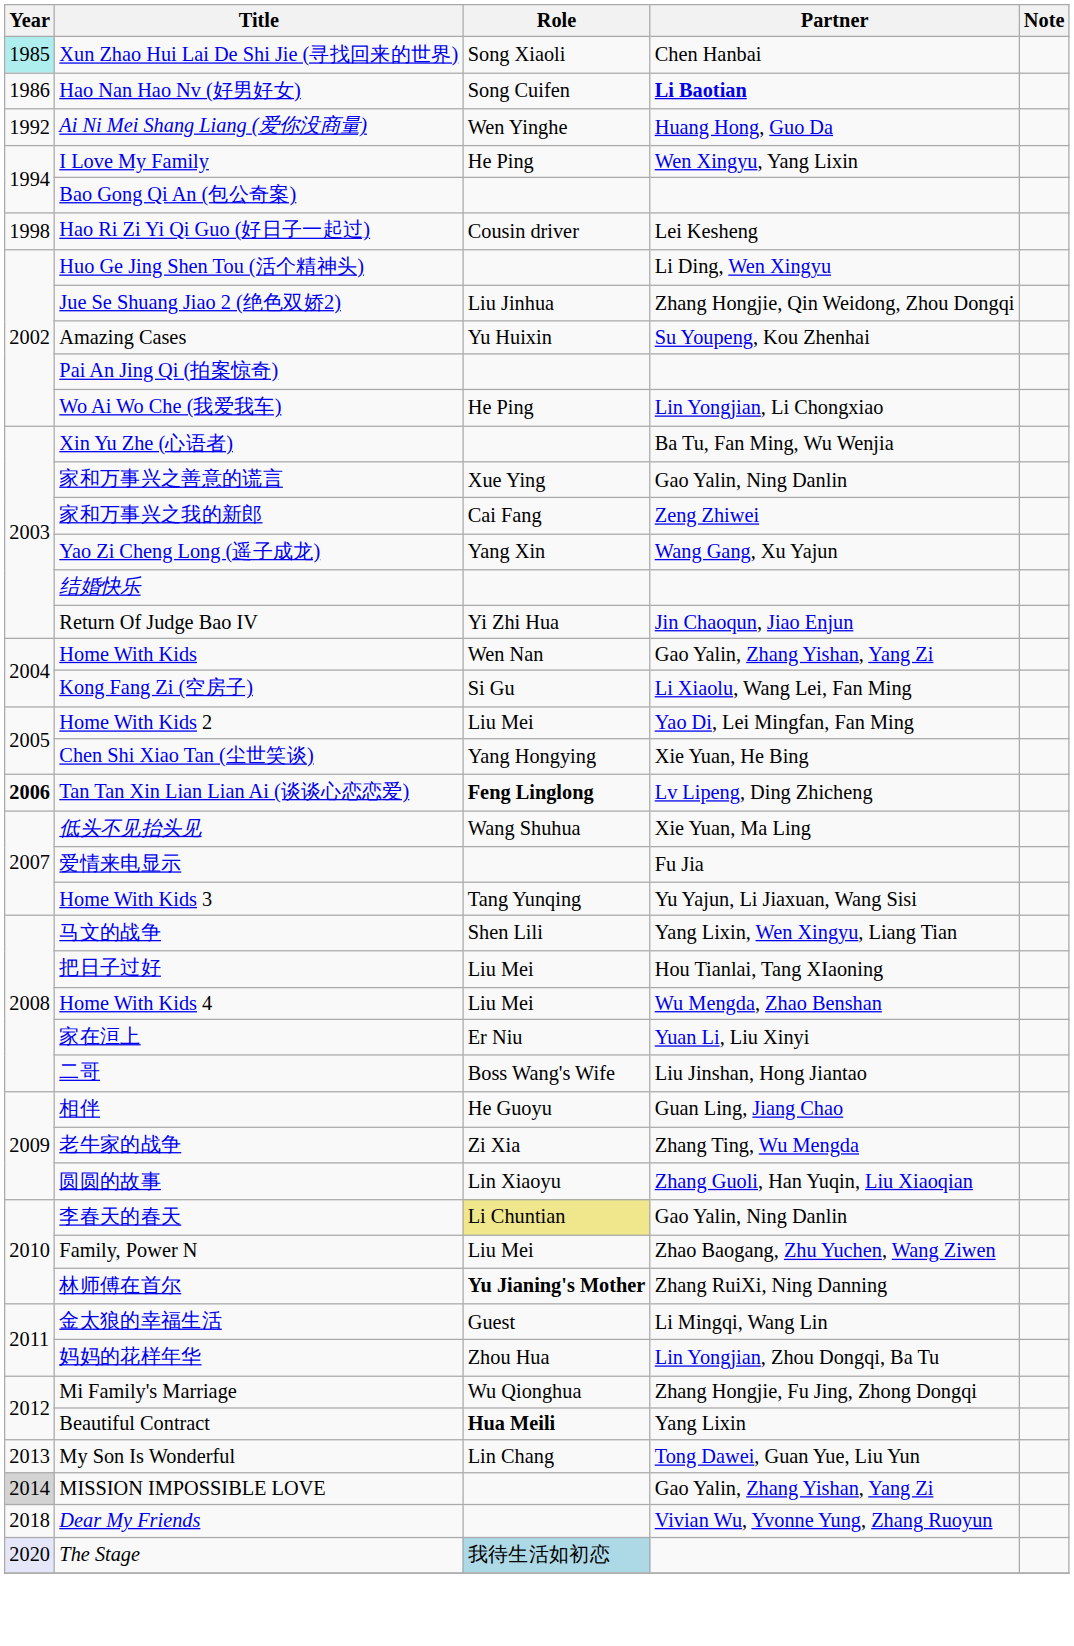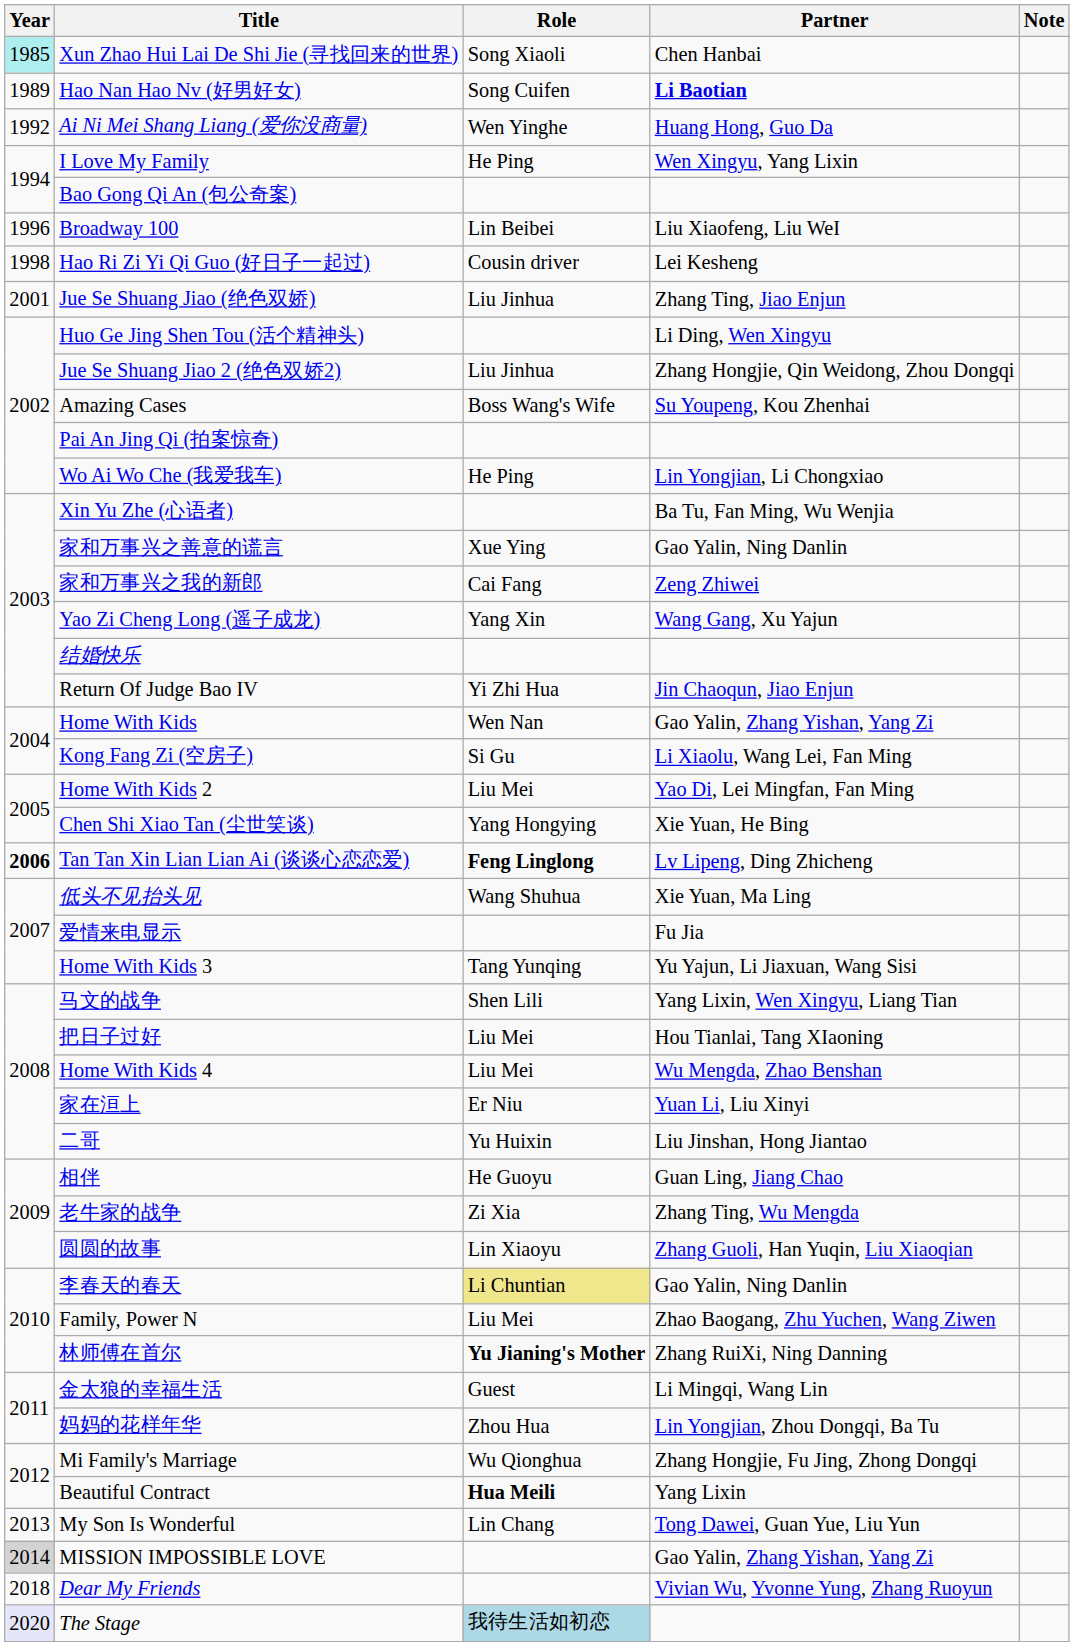(30, 90) 1986 -> (30, 90) 1989
+ row: (119, 229)
+ row: (187, 298)
(510, 337) Yu Huixin -> (541, 405) Boss Wang's Wife
(541, 1073) Boss Wang's Wife -> (510, 1141) Yu Huixin
